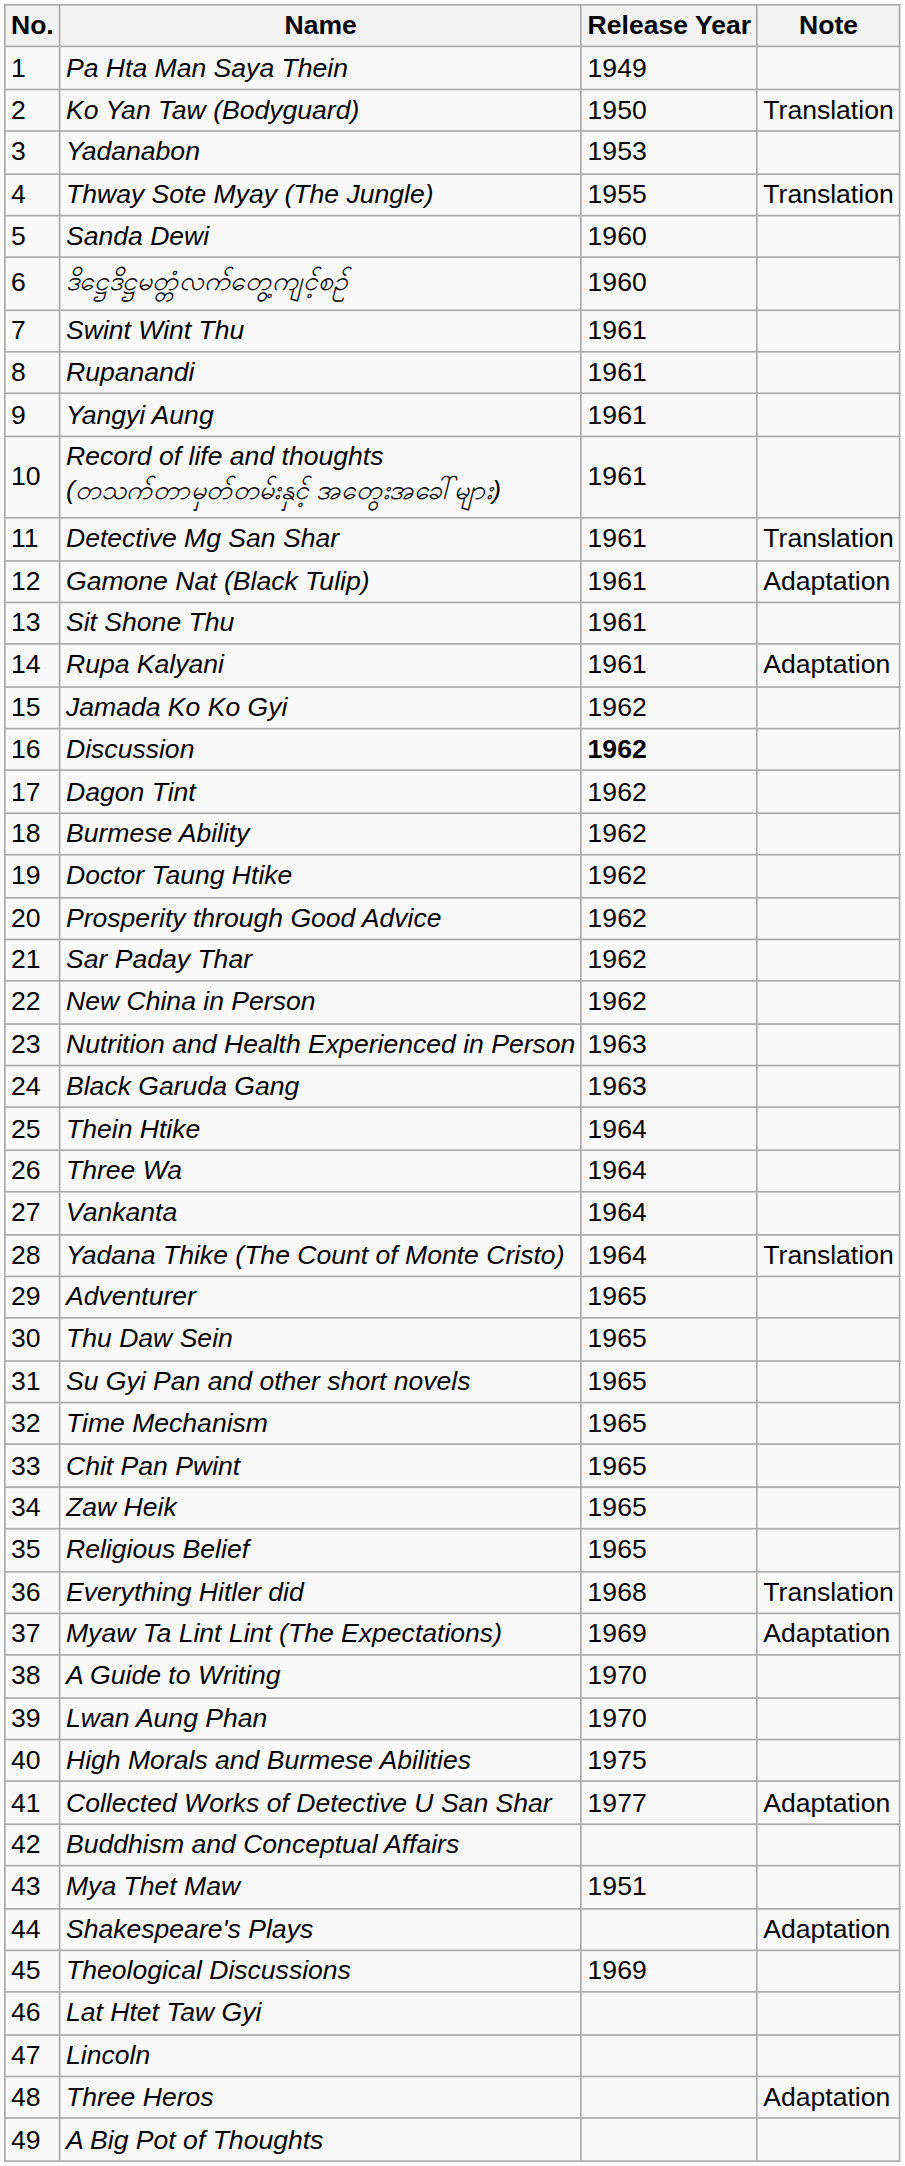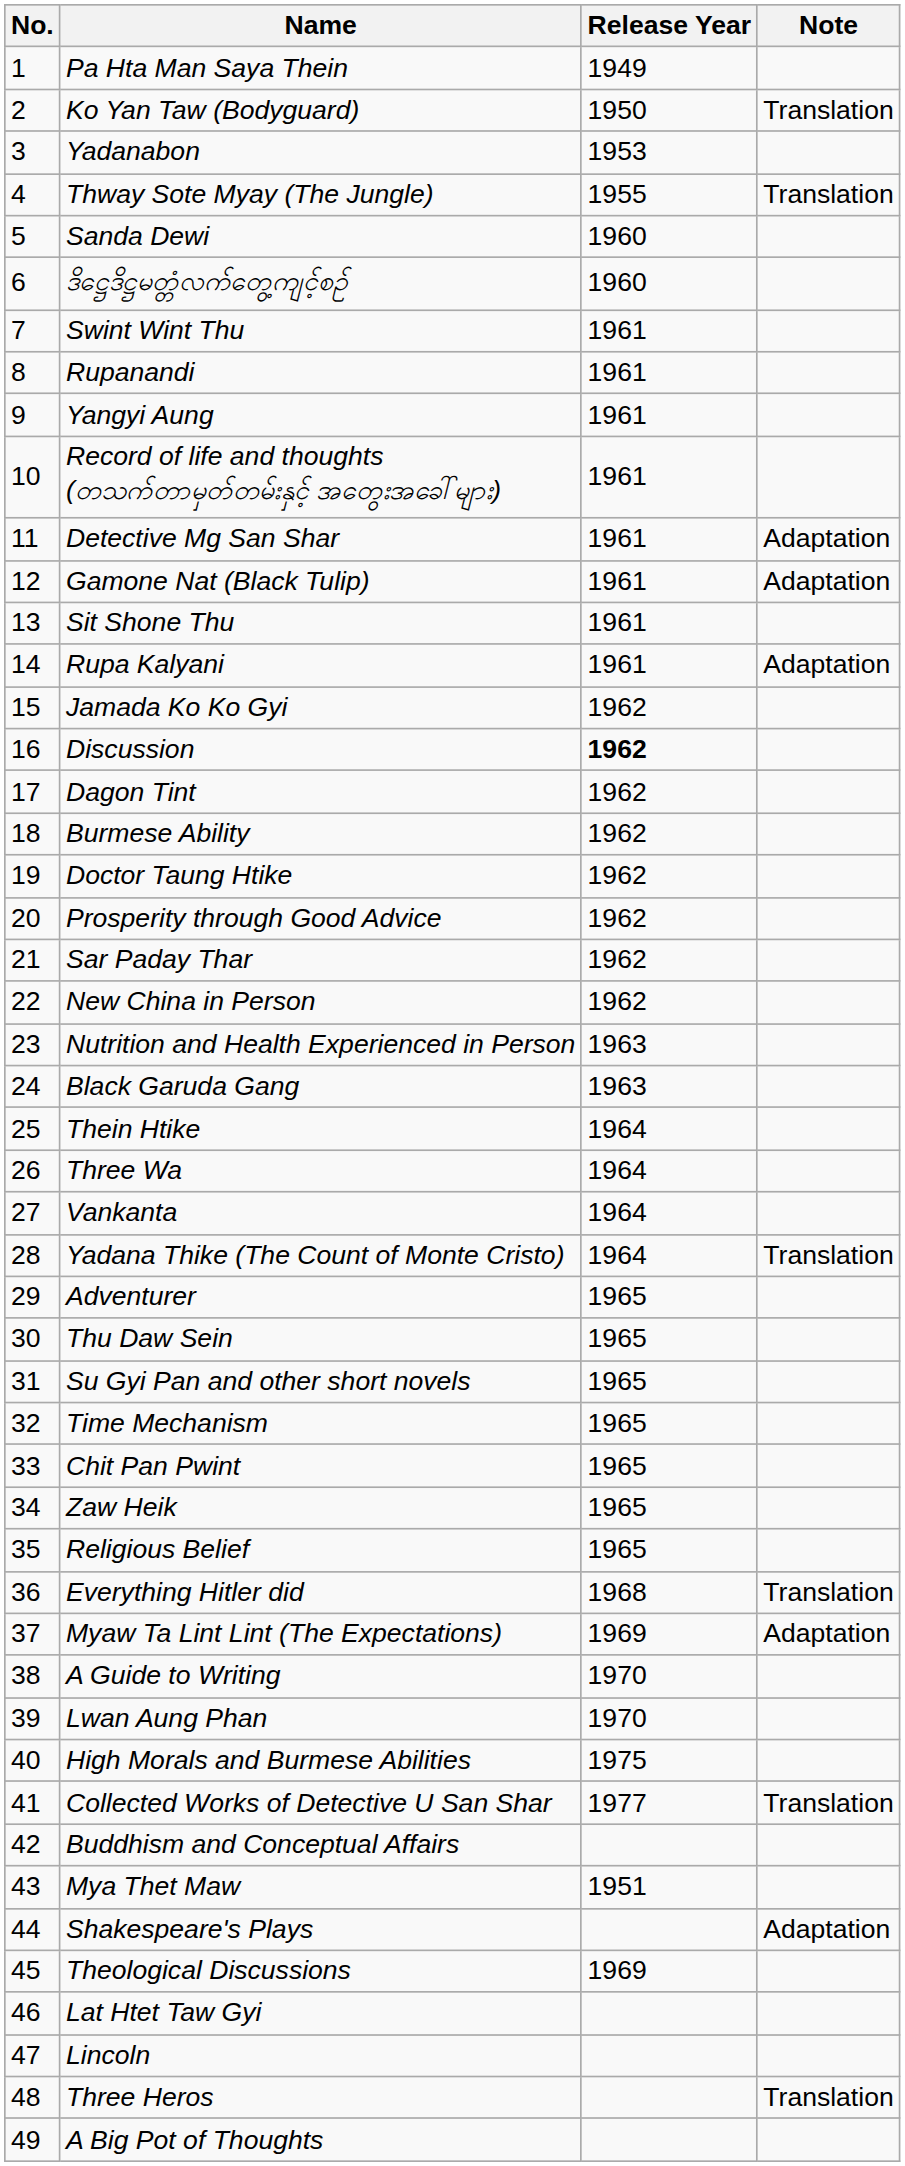(829, 538) Translation -> (827, 538) Adaptation
(827, 1802) Adaptation -> (829, 1802) Translation
(827, 2097) Adaptation -> (829, 2097) Translation
